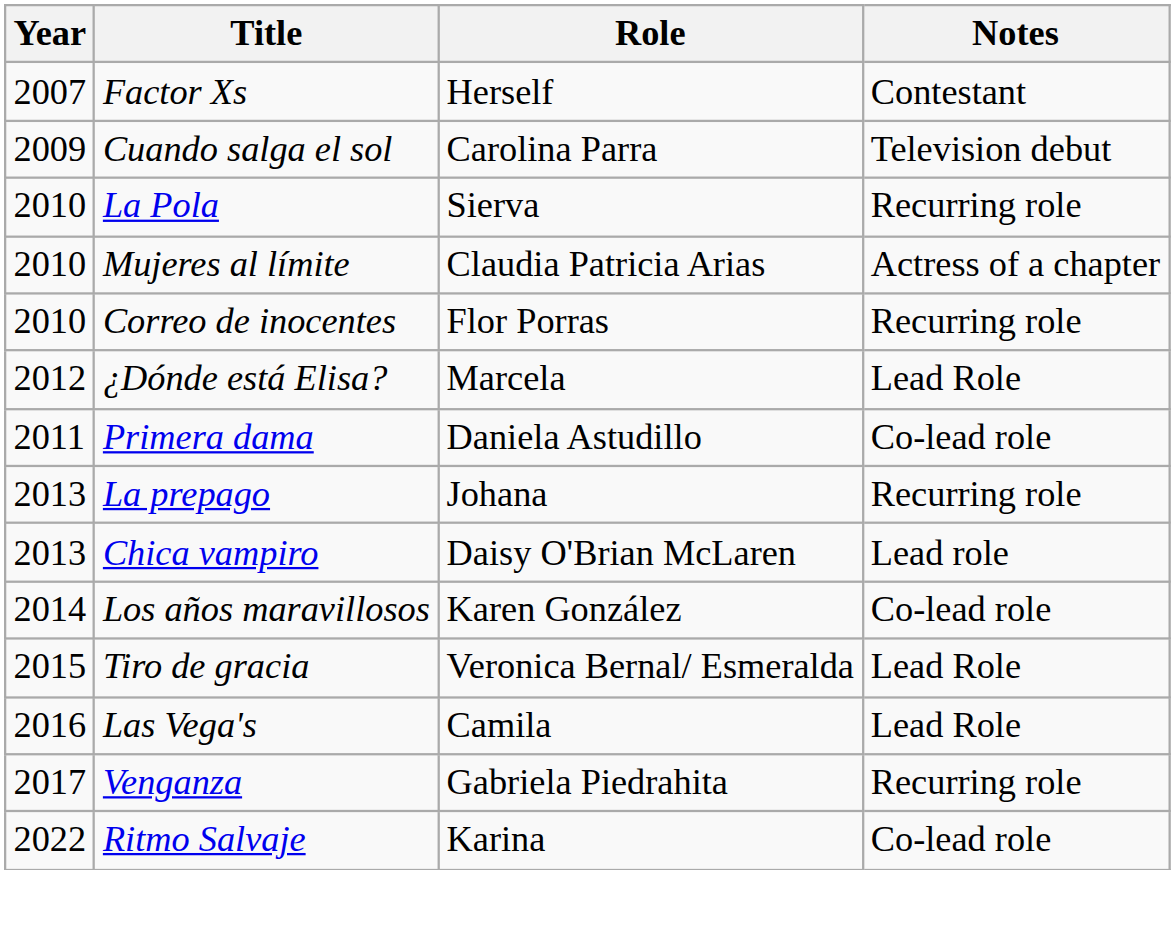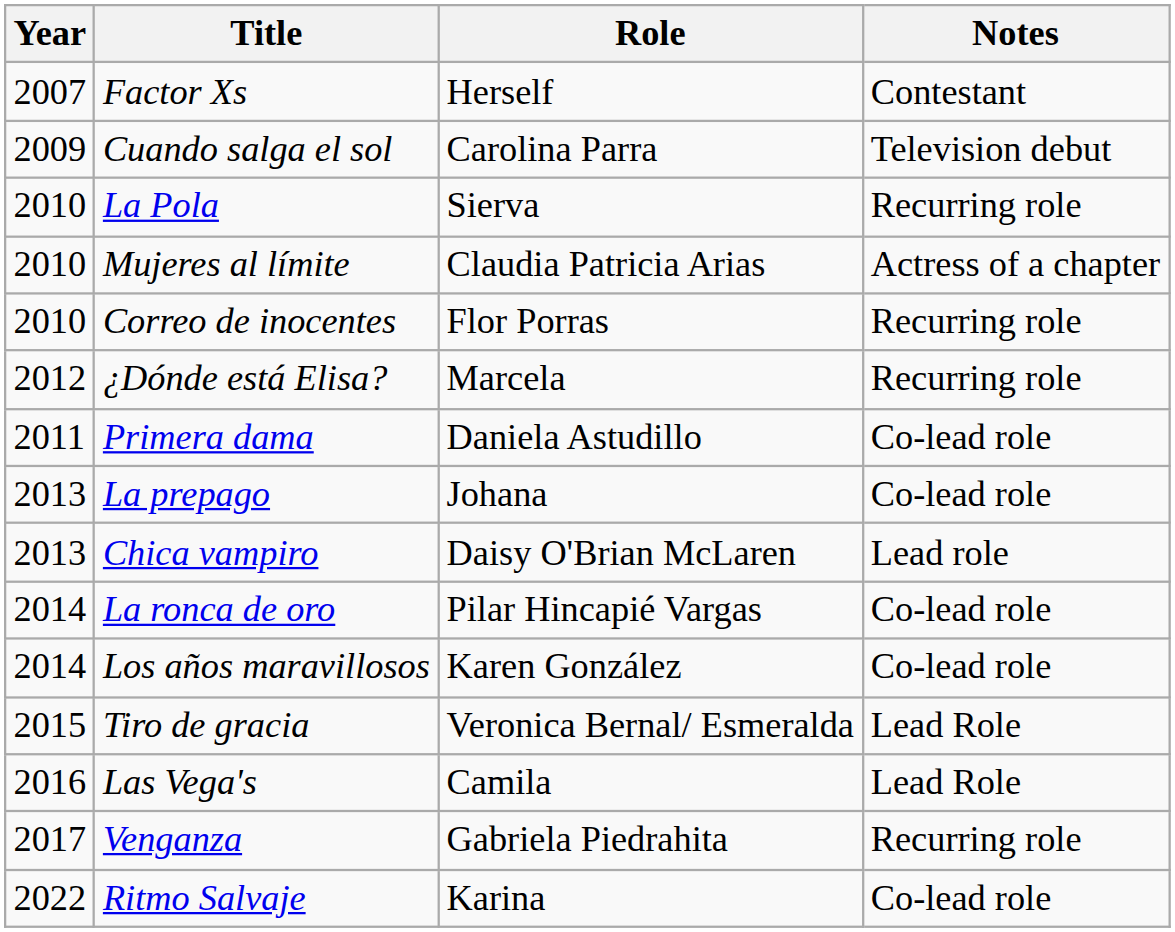(946, 378) Lead Role -> (976, 378) Recurring role
(976, 494) Recurring role -> (961, 494) Co-lead role
+ row: (219, 609)
